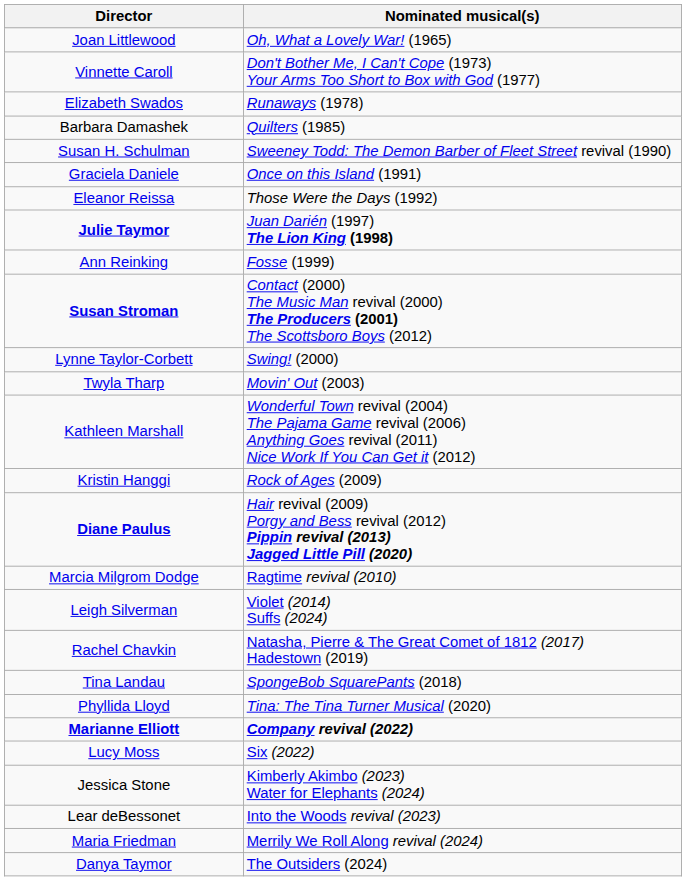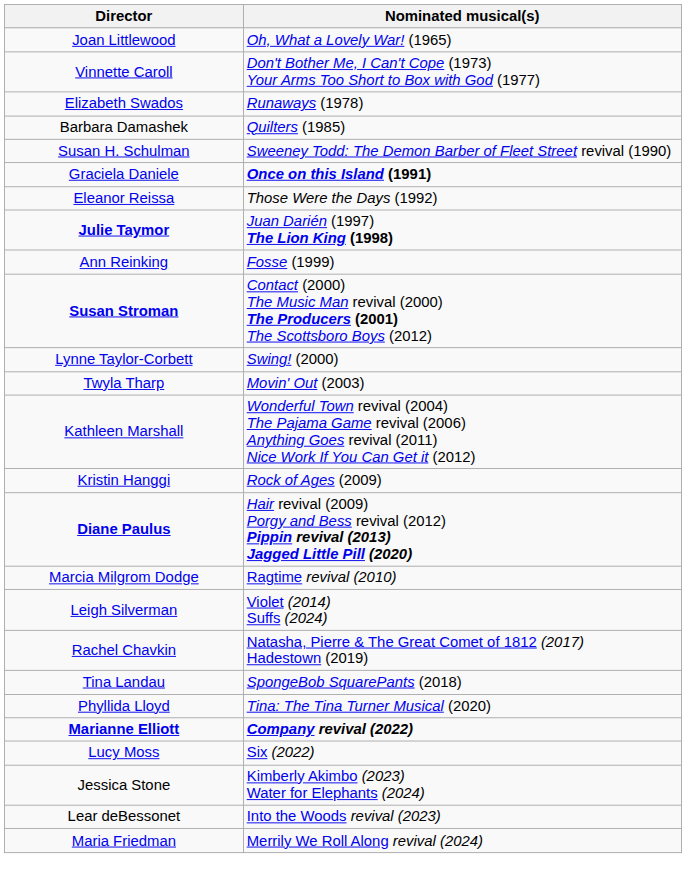(334, 174) normal -> (339, 174) bold
- row: (124, 864)
